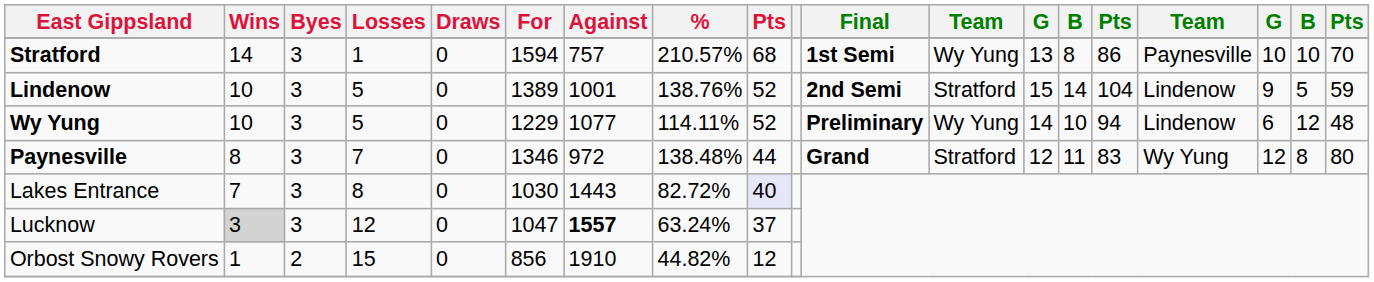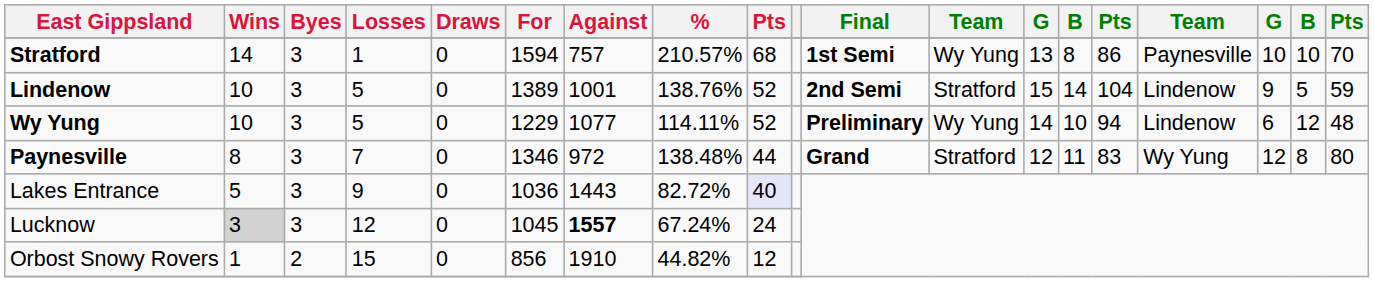(235, 191) 7 -> (235, 191) 5
(358, 191) 8 -> (358, 191) 9
(535, 191) 1030 -> (535, 191) 1036
(535, 225) 1047 -> (535, 225) 1045
(694, 225) 63.24% -> (694, 225) 67.24%
(764, 225) 37 -> (764, 225) 24
